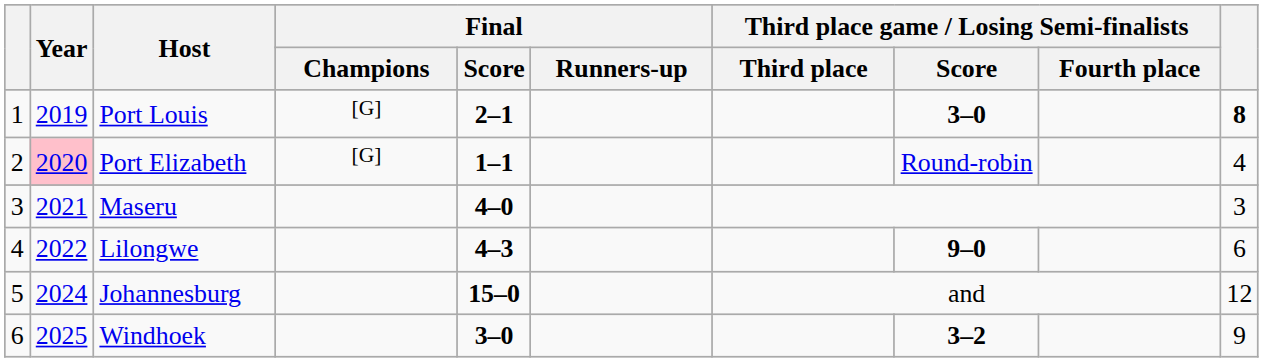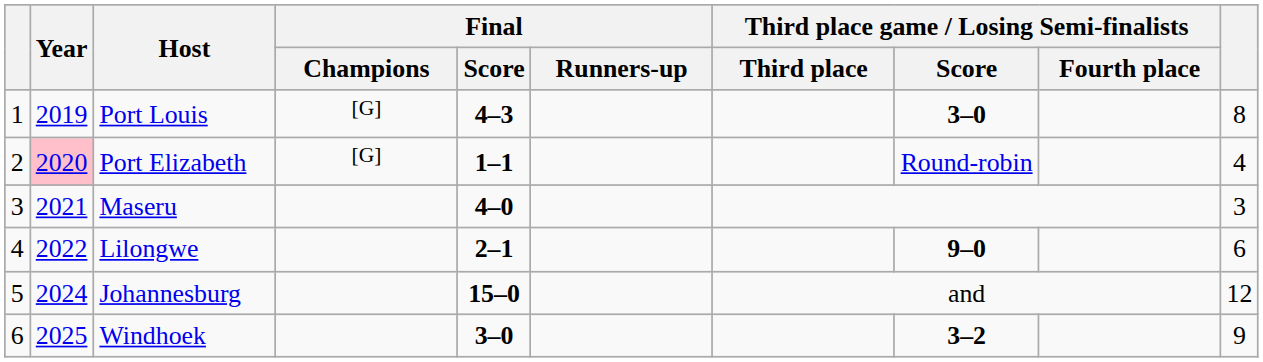(494, 113) 2–1 -> (494, 113) 4–3
(1240, 113) bold -> (1240, 113) normal
(494, 249) 4–3 -> (494, 249) 2–1
